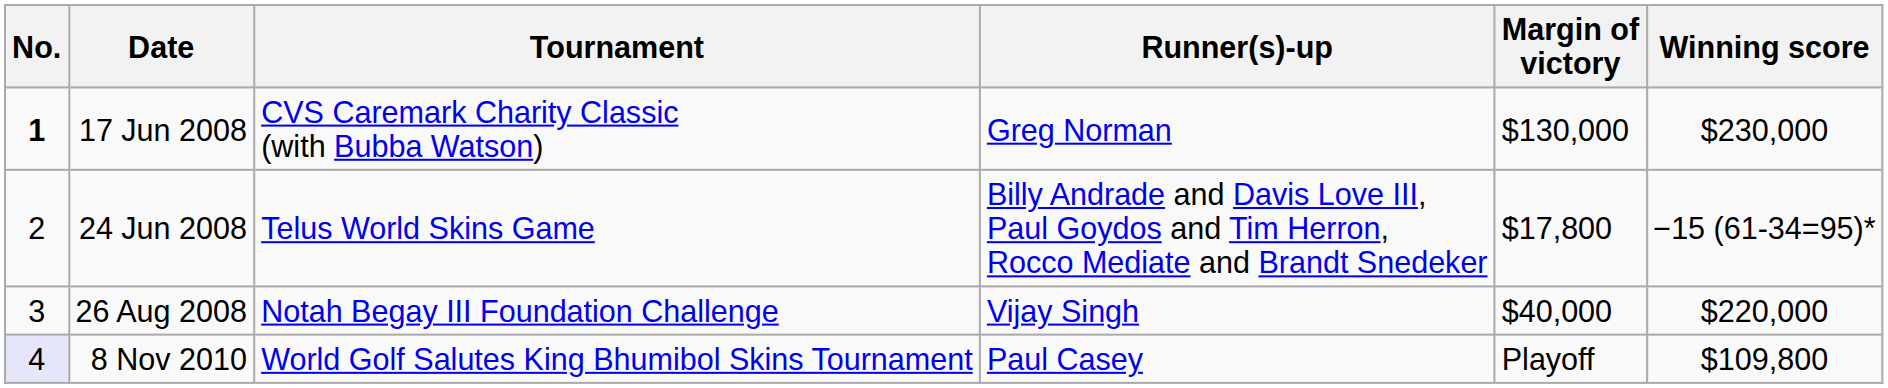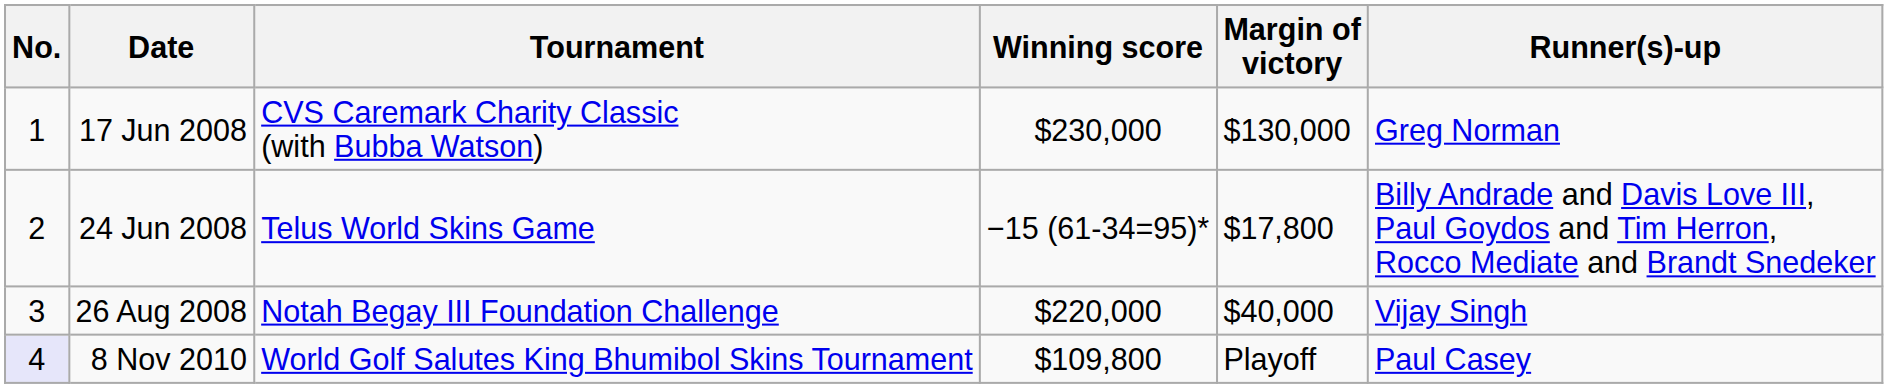columns swapped: (1764, 46) <-> (1237, 46)
(37, 129) bold -> (37, 129) normal
